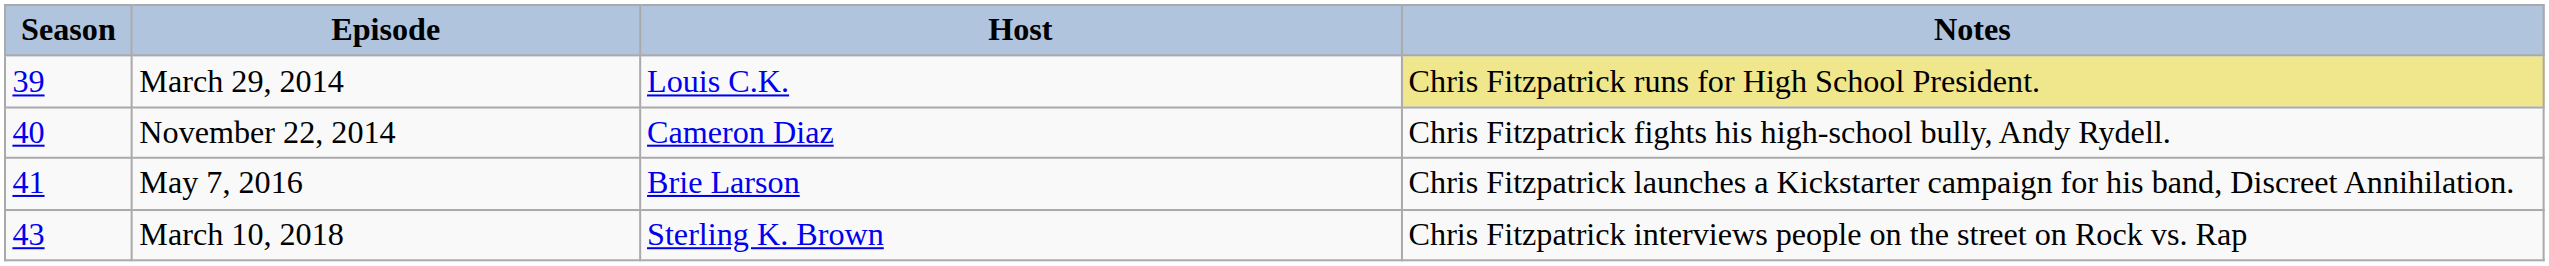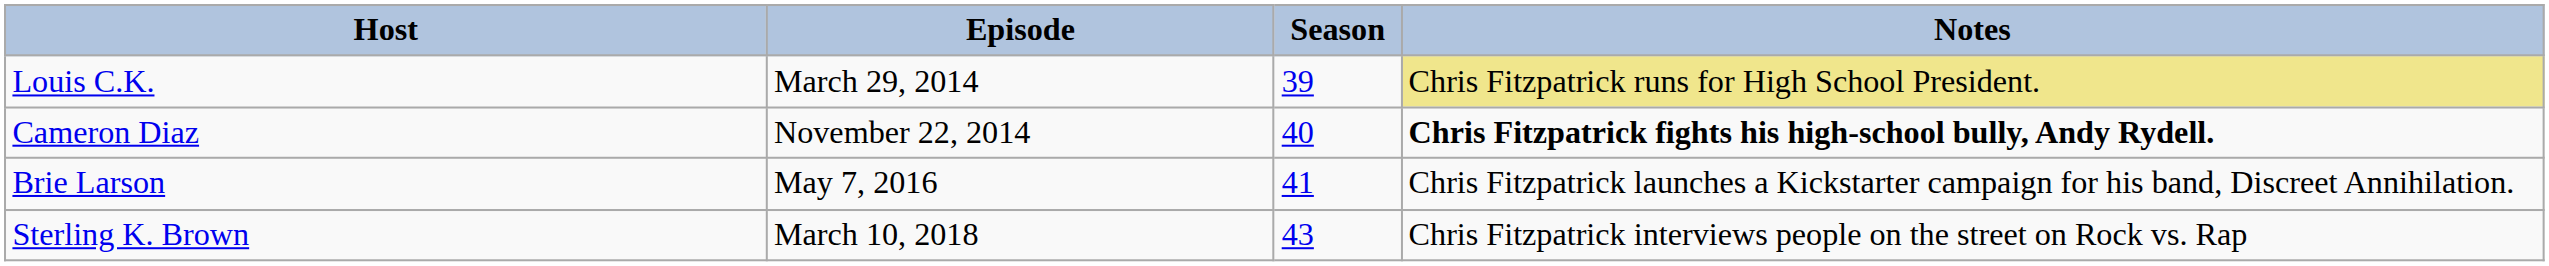columns swapped: (68, 30) <-> (1020, 30)
(1790, 132) normal -> (1811, 132) bold
